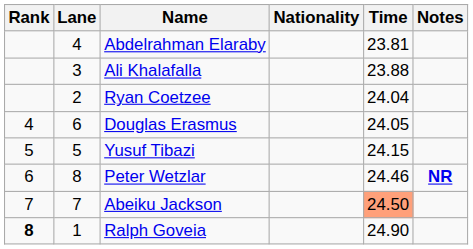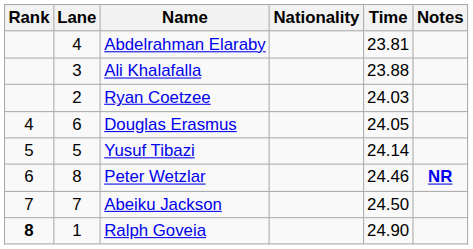(388, 97) 24.04 -> (388, 97) 24.03
(388, 151) 24.15 -> (388, 151) 24.14
(388, 204) lightsalmon background -> (388, 204) no background
